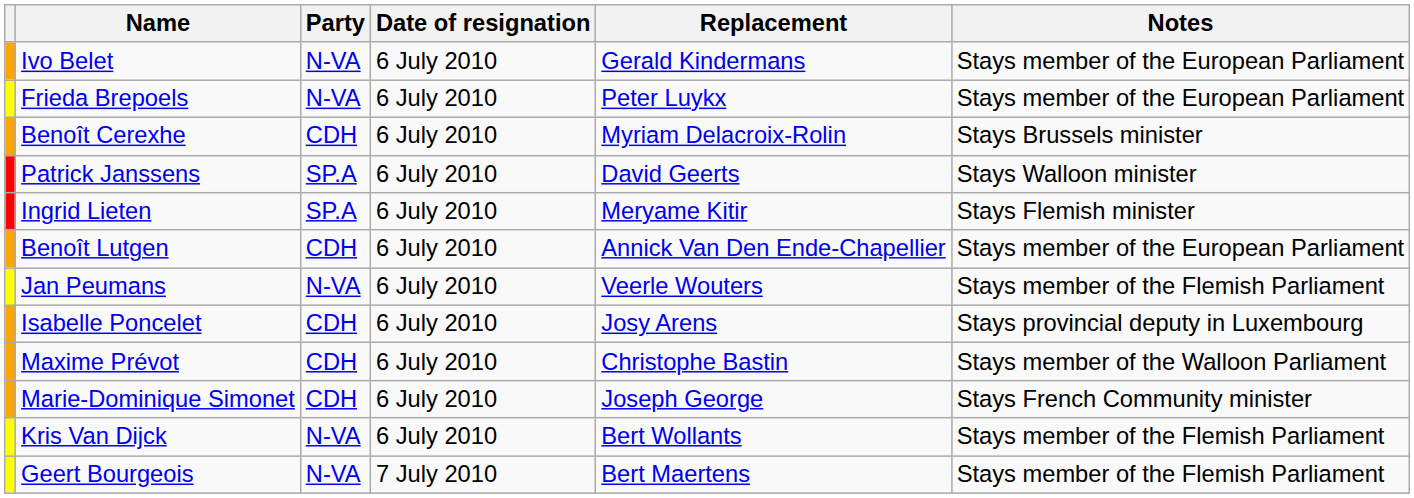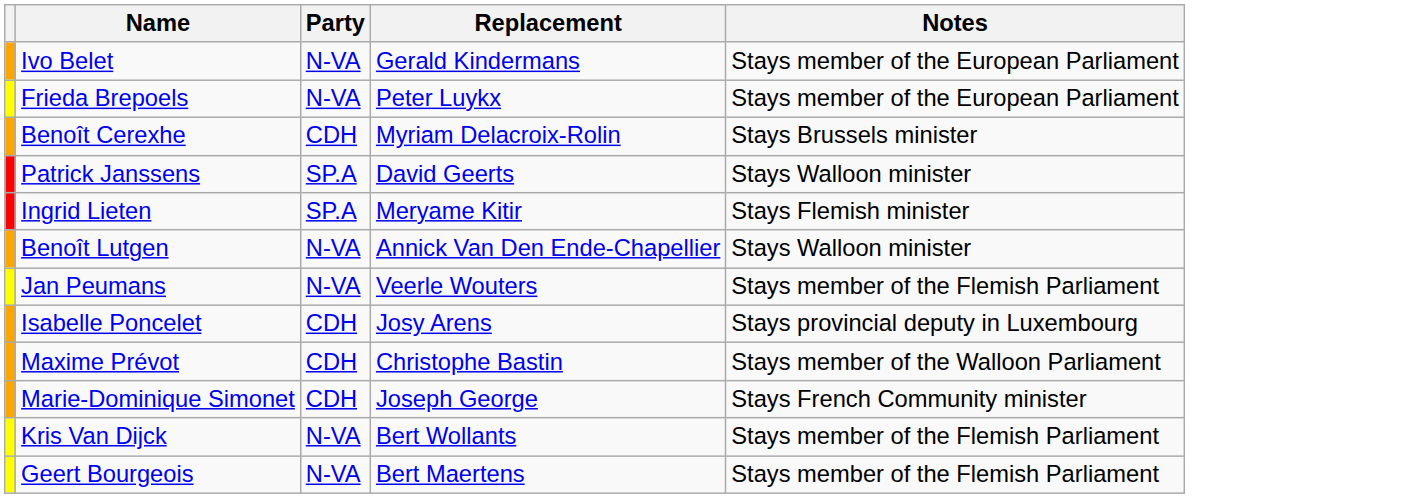- column: (483, 23)
(331, 248) CDH -> (333, 248) N-VA
(1180, 248) Stays member of the European Parliament -> (851, 248) Stays Walloon minister
